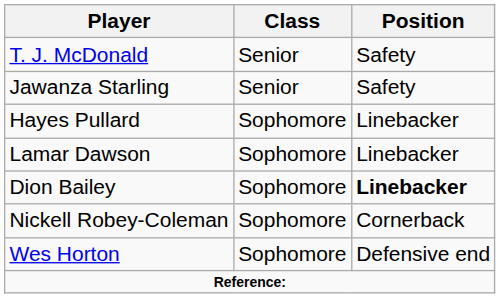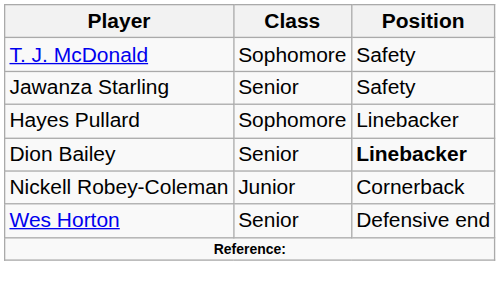(268, 54) Senior -> (292, 54) Sophomore
- row: (80, 154)
(292, 187) Sophomore -> (268, 154) Senior
(292, 220) Sophomore -> (267, 187) Junior
(292, 253) Sophomore -> (268, 220) Senior
